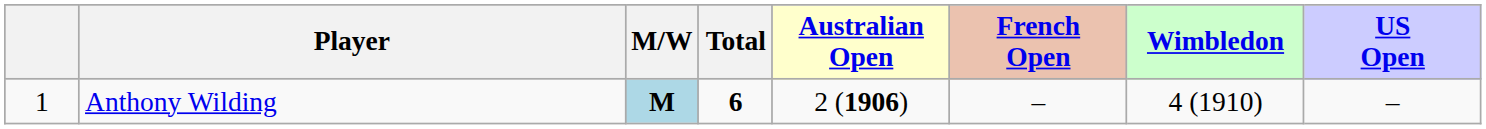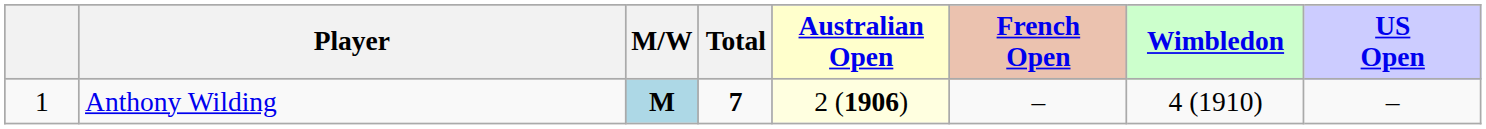(736, 100) 6 -> (736, 100) 7
(861, 100) no background -> (861, 100) lightyellow background
